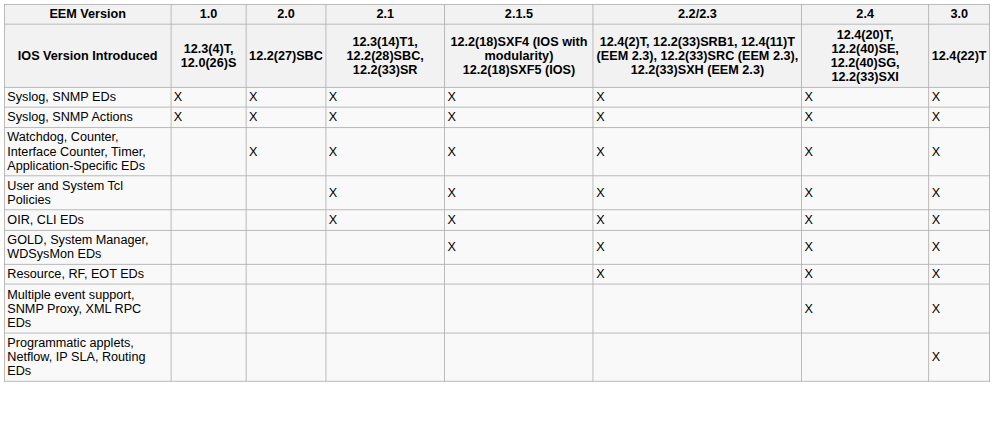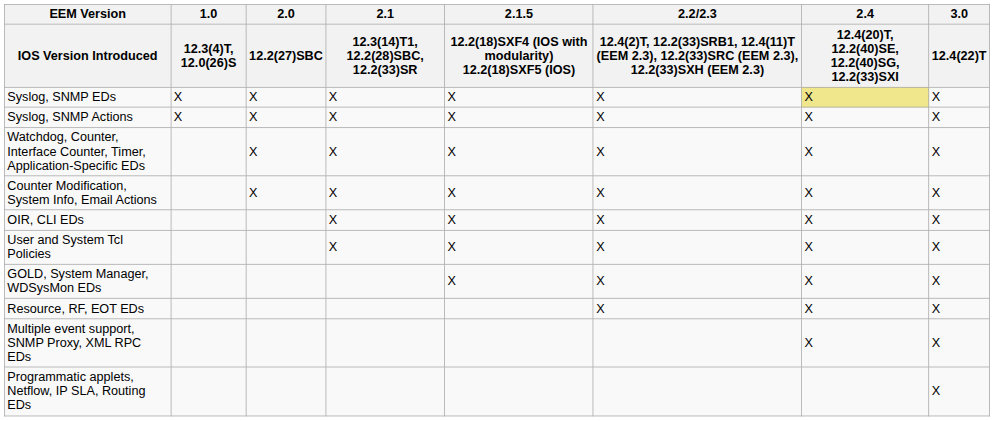(809, 97) no background -> (809, 97) khaki background
+ row: (82, 192)
rows swapped: (46, 220) <-> (65, 192)
